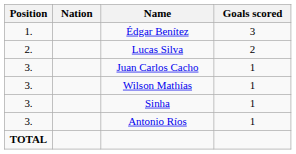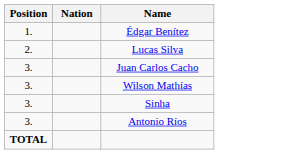- column: (253, 13)
